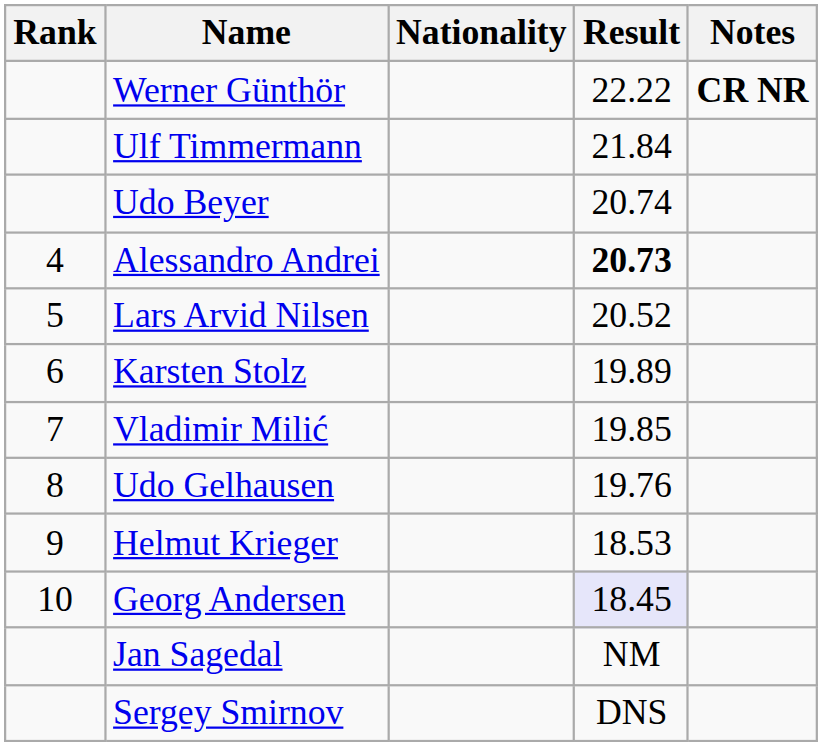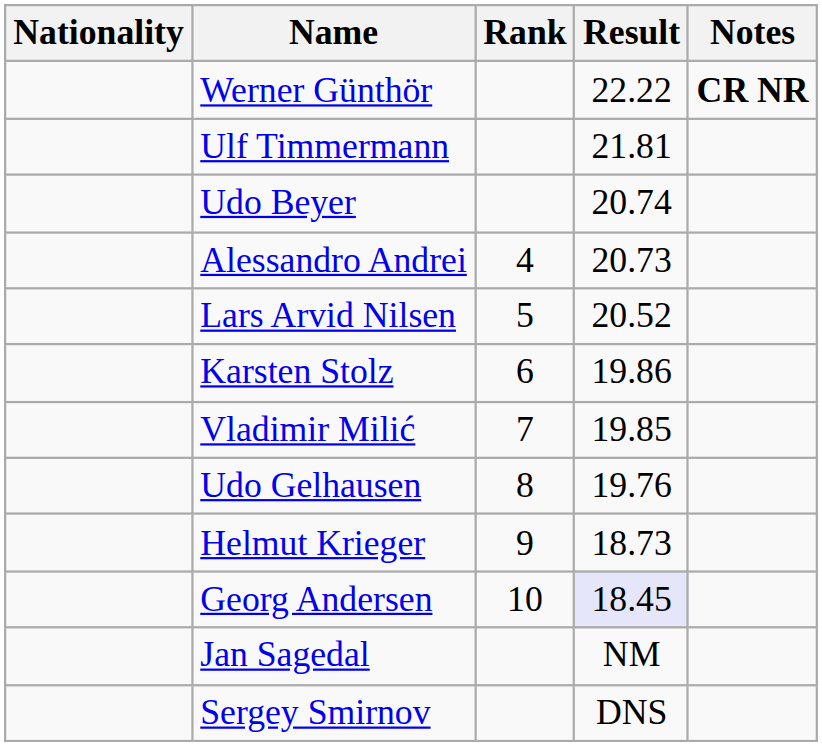columns swapped: (55, 32) <-> (481, 32)
(632, 145) 21.84 -> (632, 145) 21.81
(632, 259) bold -> (632, 259) normal
(632, 372) 19.89 -> (632, 372) 19.86
(632, 542) 18.53 -> (632, 542) 18.73
